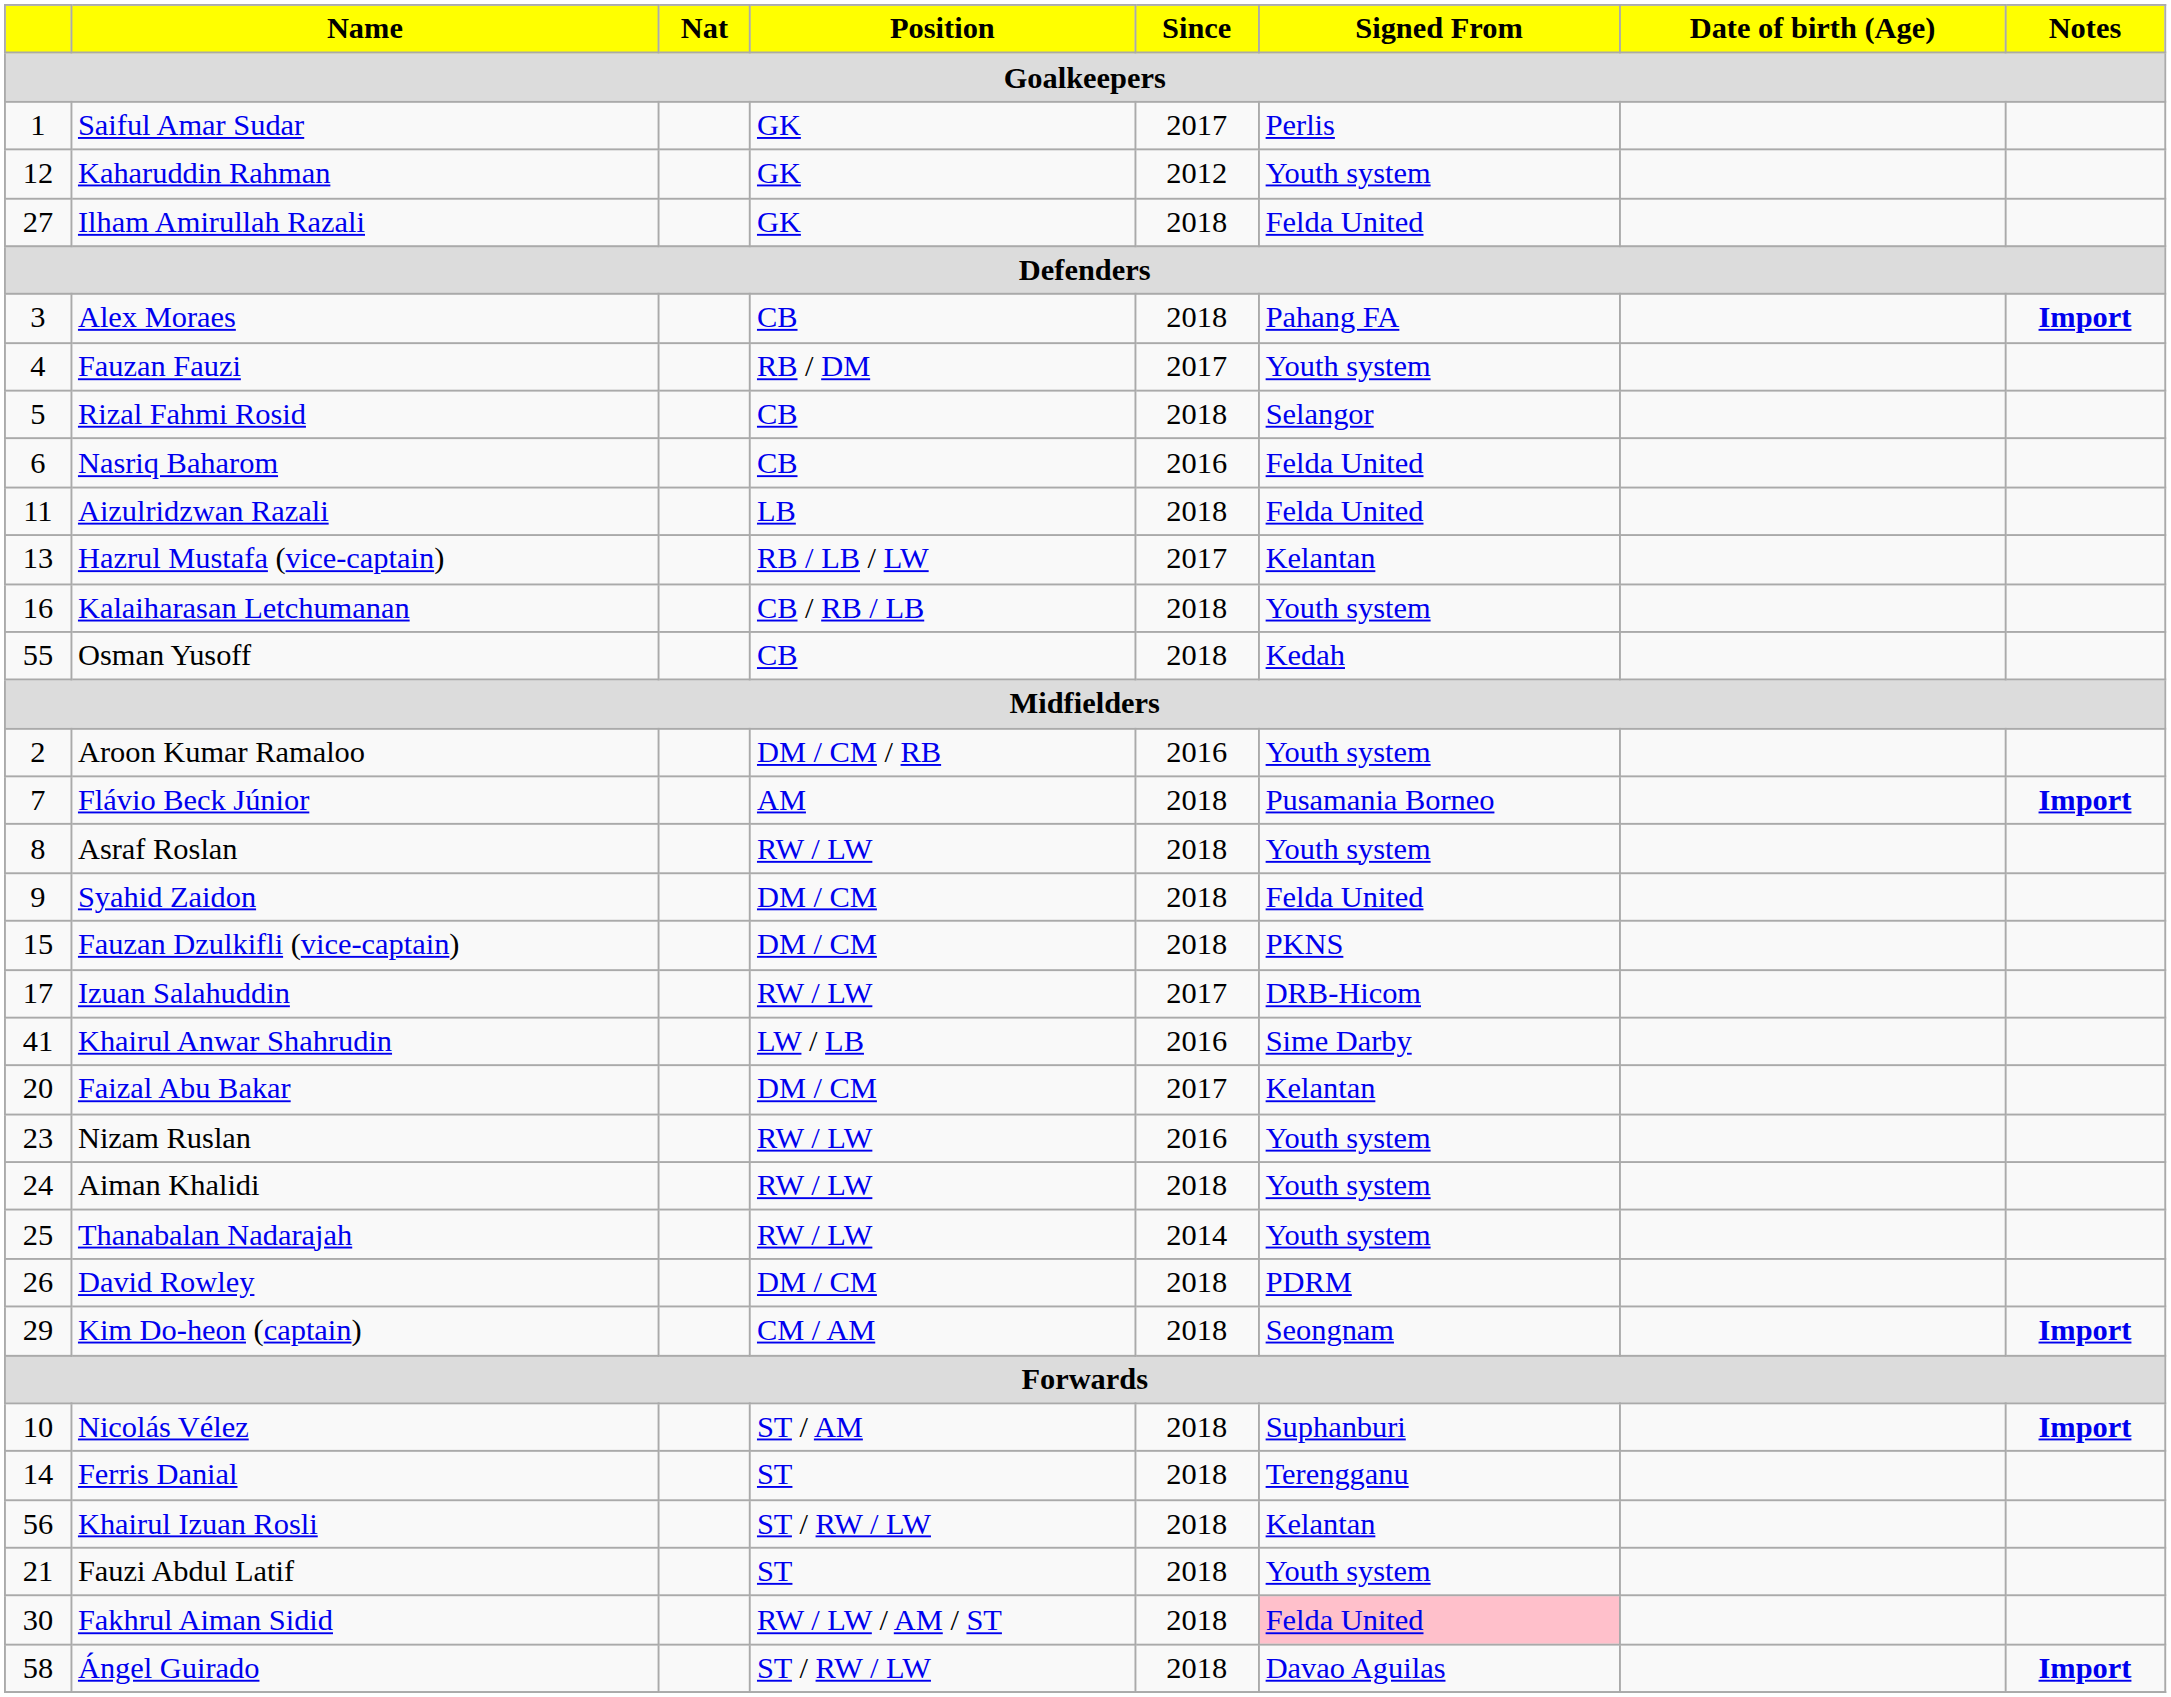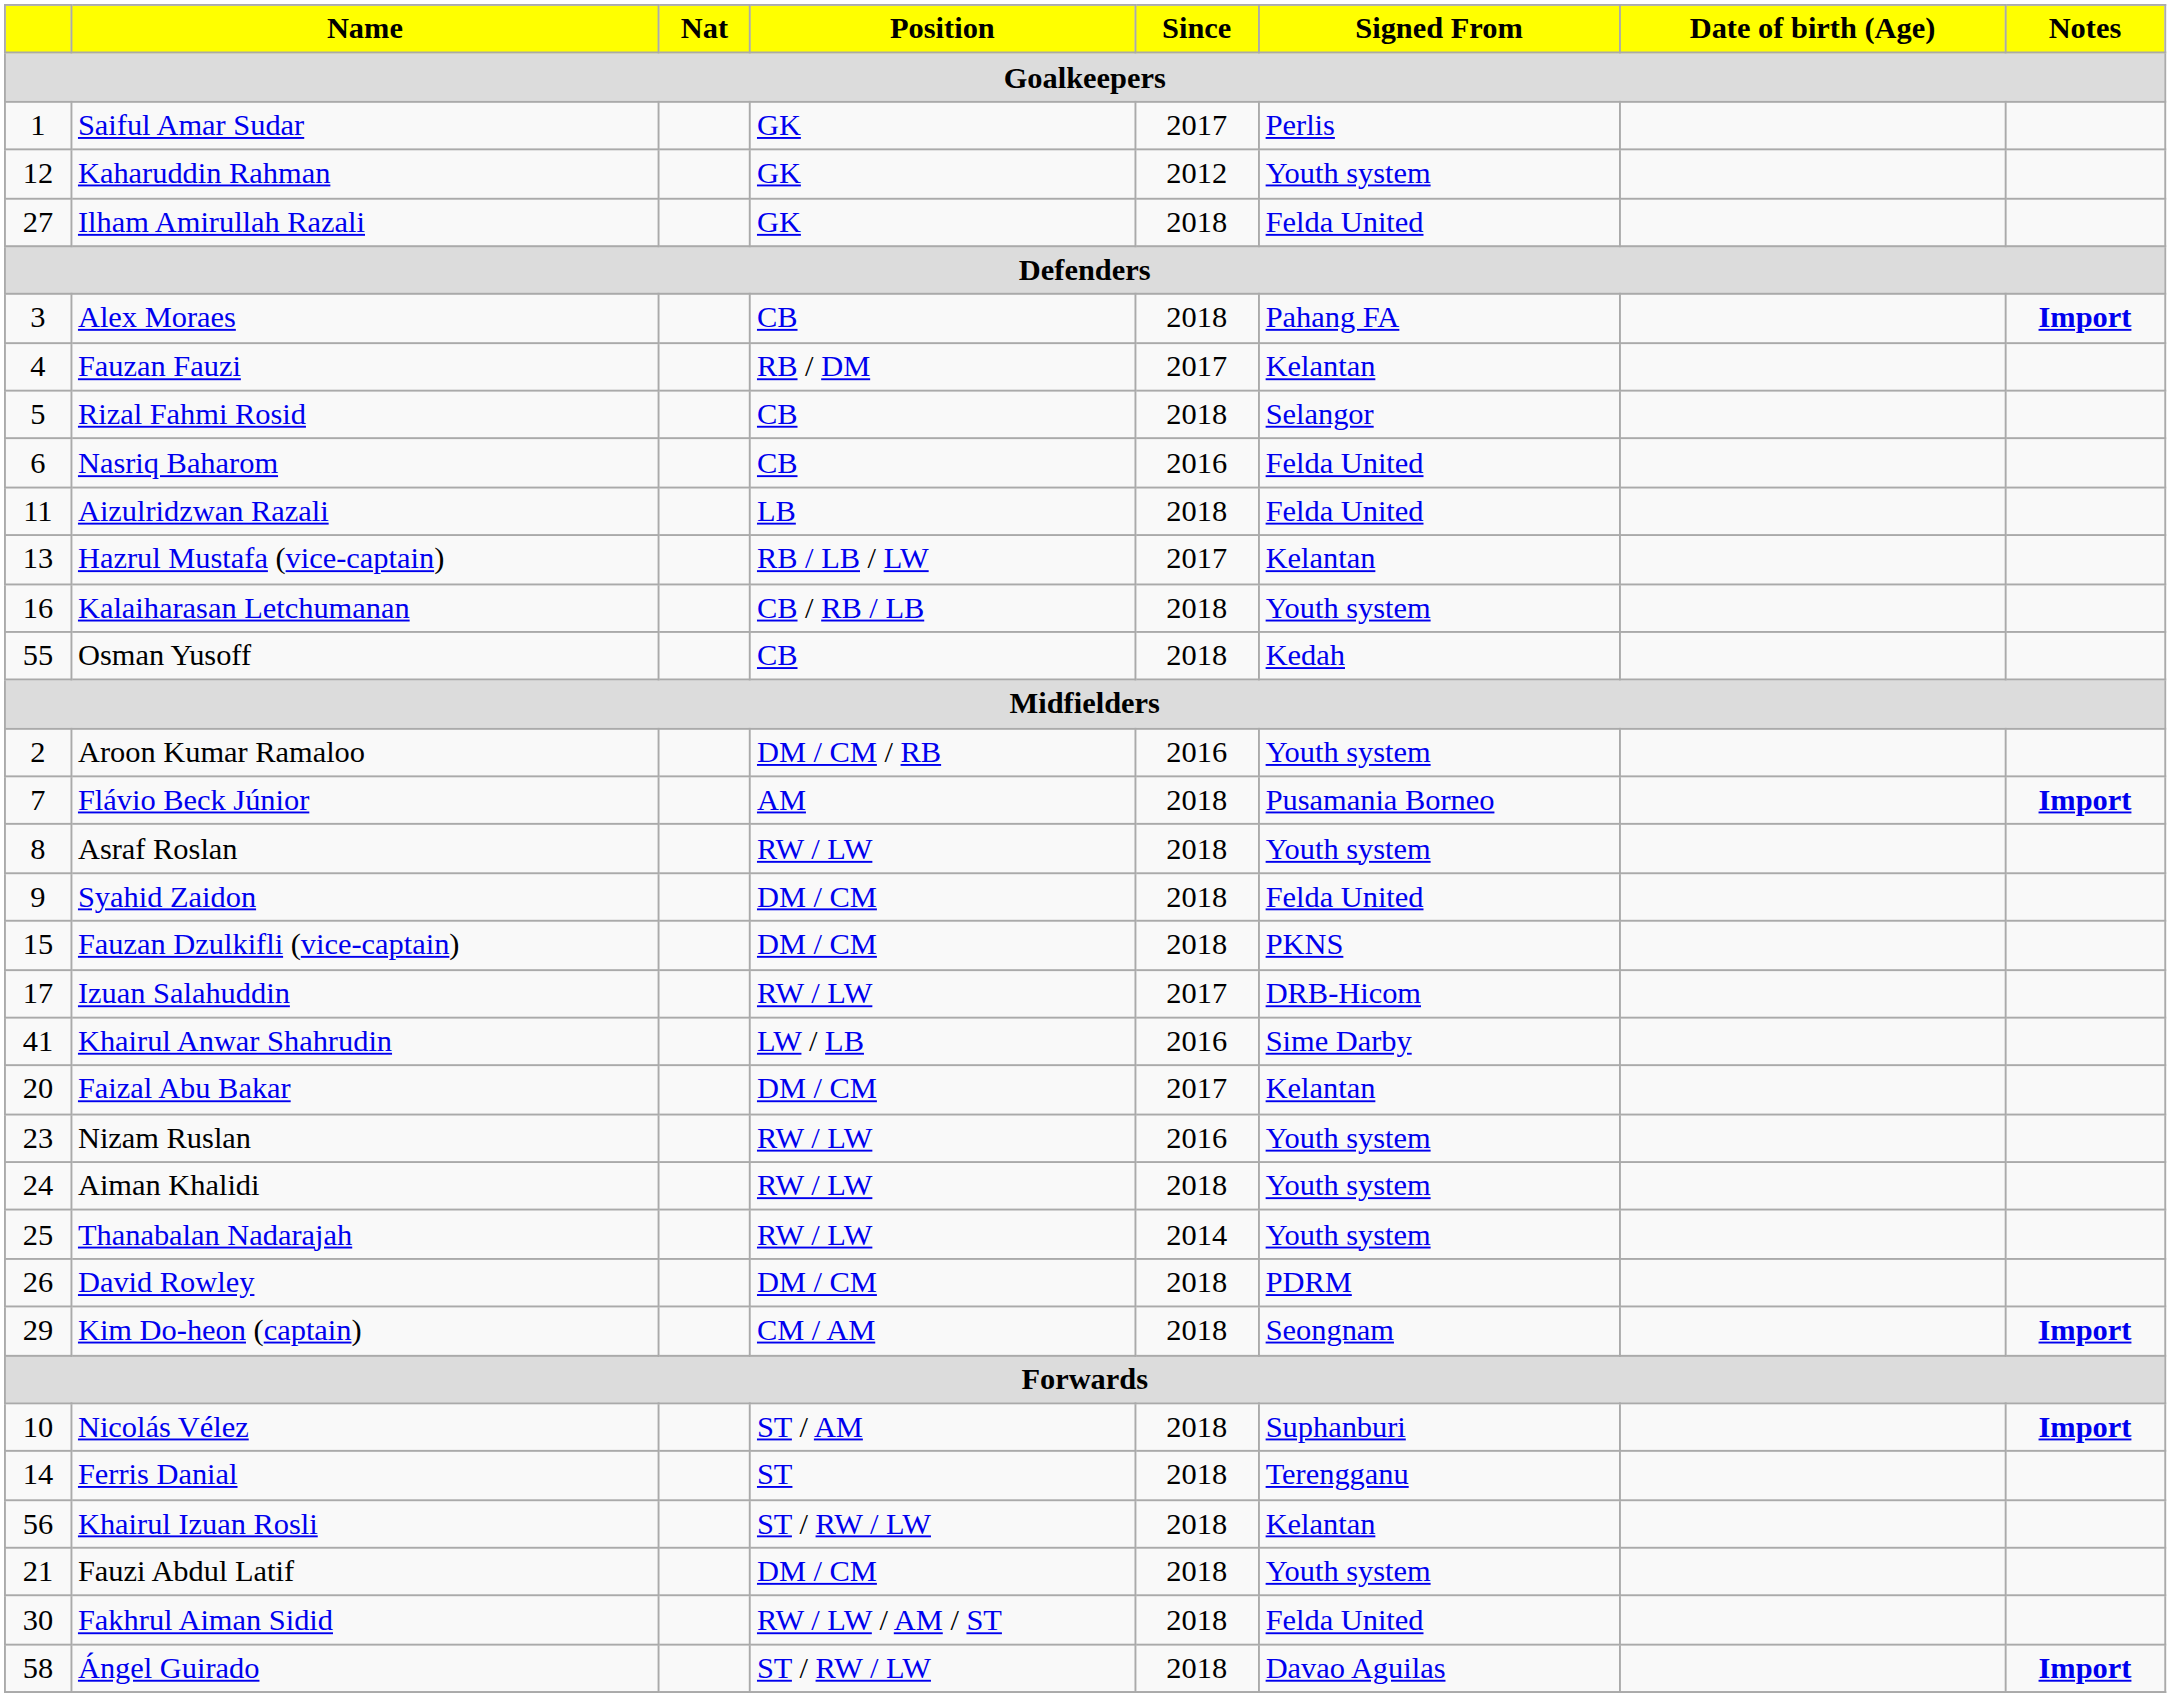(1348, 366) Youth system -> (1320, 366) Kelantan
(775, 1571) ST -> (817, 1571) DM / CM
(1345, 1619) pink background -> (1345, 1619) no background
